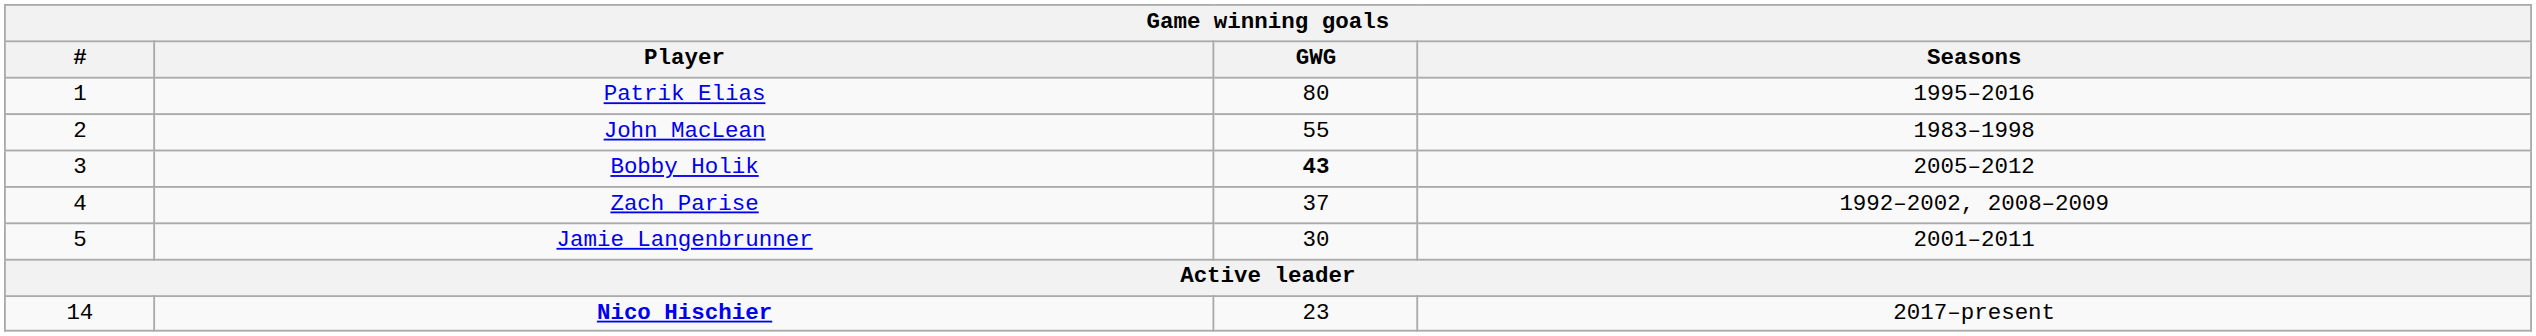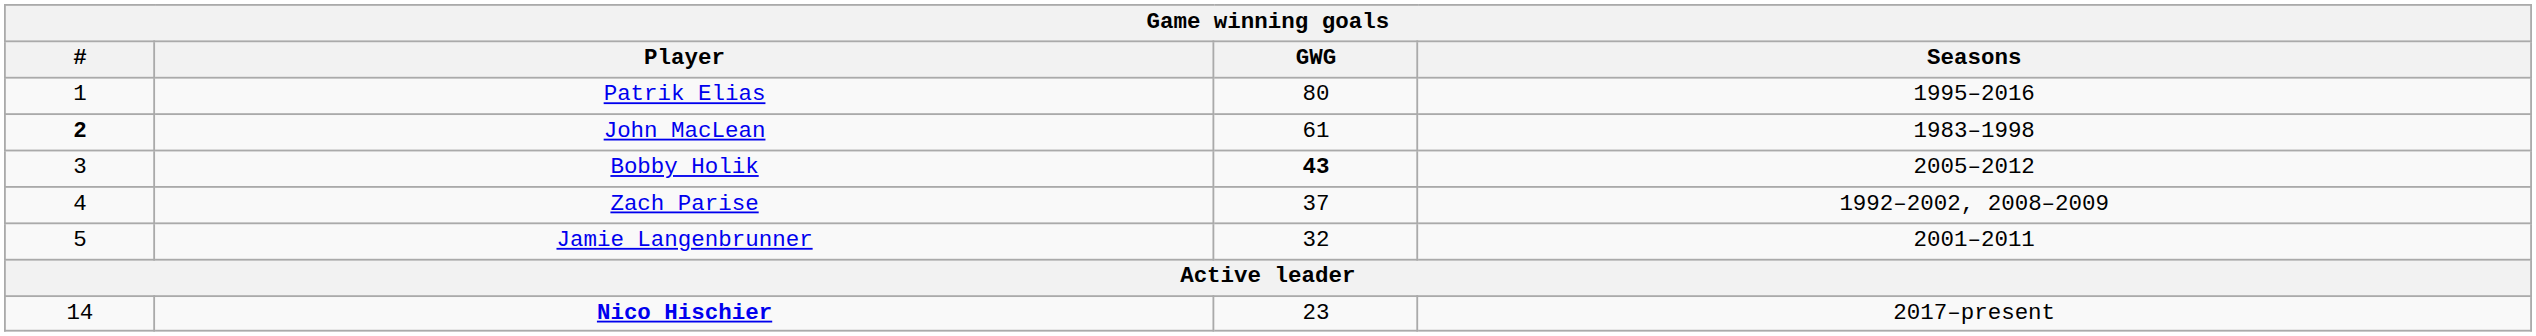(80, 132) normal -> (80, 132) bold
(1316, 132) 55 -> (1316, 132) 61
(1316, 241) 30 -> (1316, 241) 32
